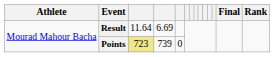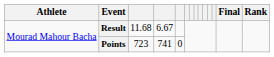(141, 28) 11.64 -> (141, 28) 11.68
(165, 28) 6.69 -> (165, 28) 6.67
(141, 44) khaki background -> (141, 44) no background
(165, 44) 739 -> (165, 44) 741
